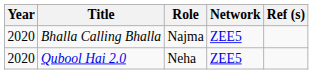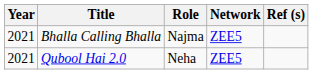(21, 36) 2020 -> (21, 36) 2021
(21, 58) 2020 -> (21, 58) 2021
